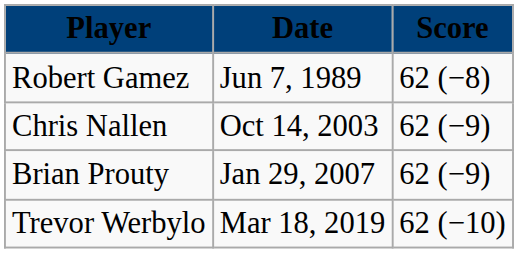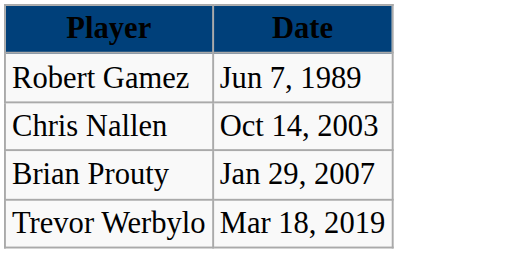- column: (452, 28)
